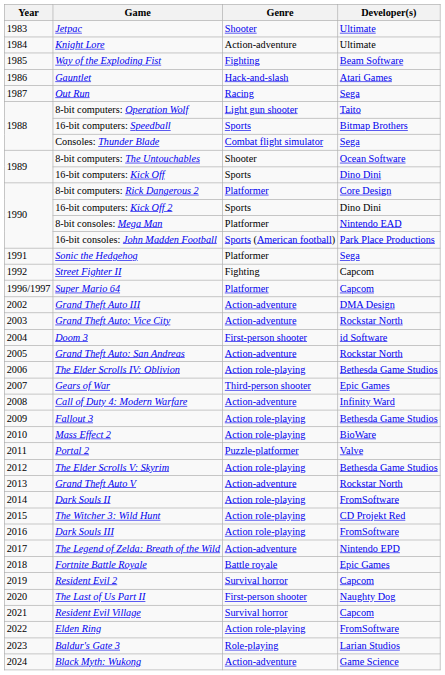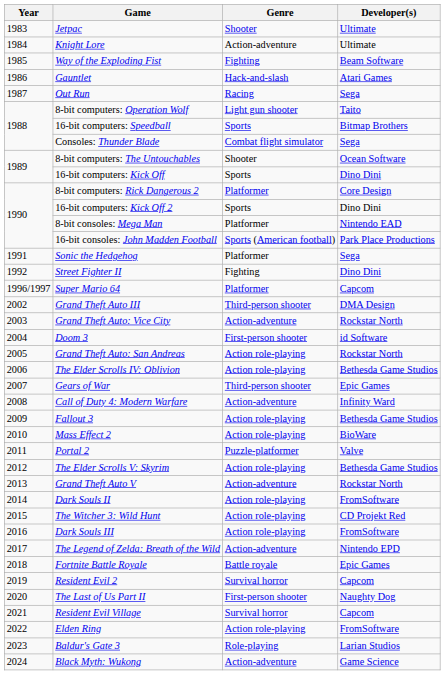(357, 272) Capcom -> (360, 272) Dino Dini
(261, 304) Action-adventure -> (268, 304) Third-person shooter
(261, 353) Action-adventure -> (265, 353) Action role-playing
